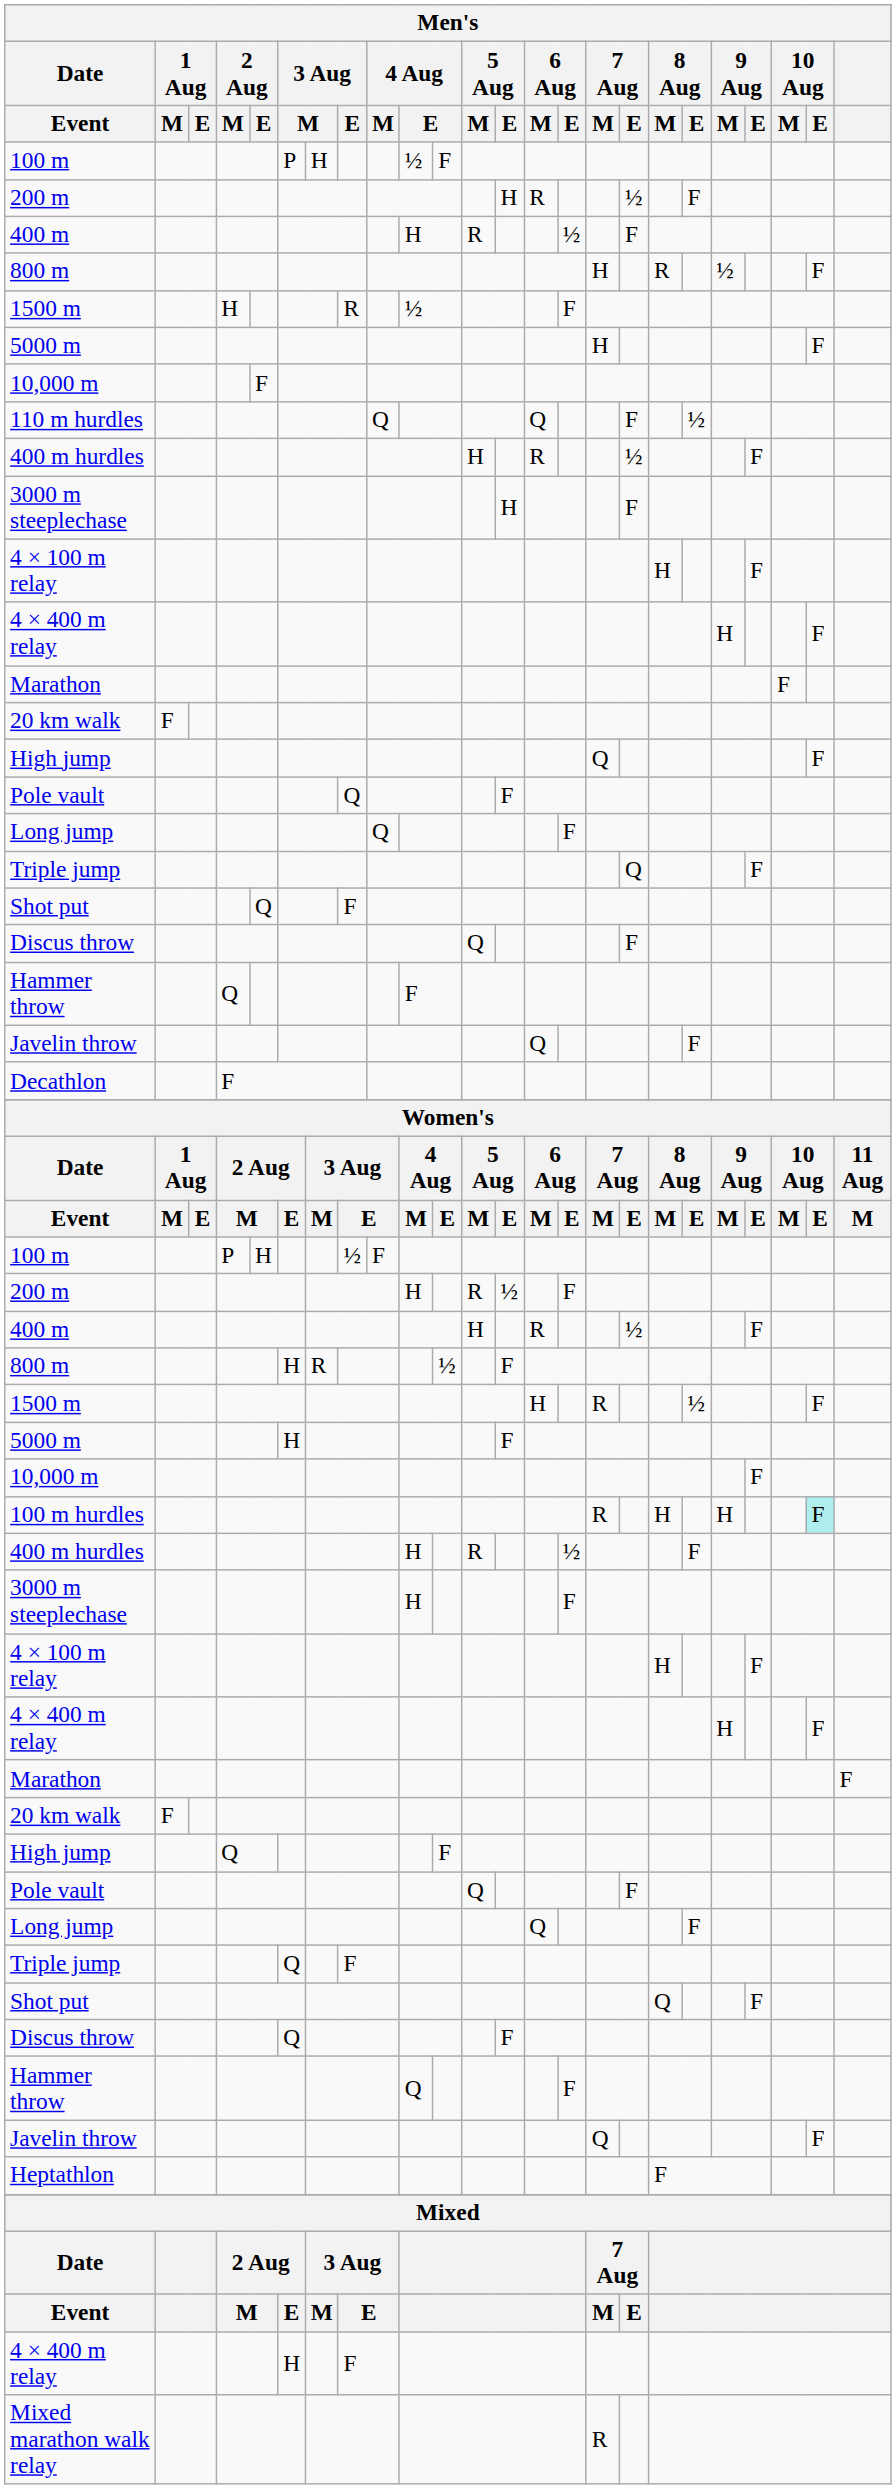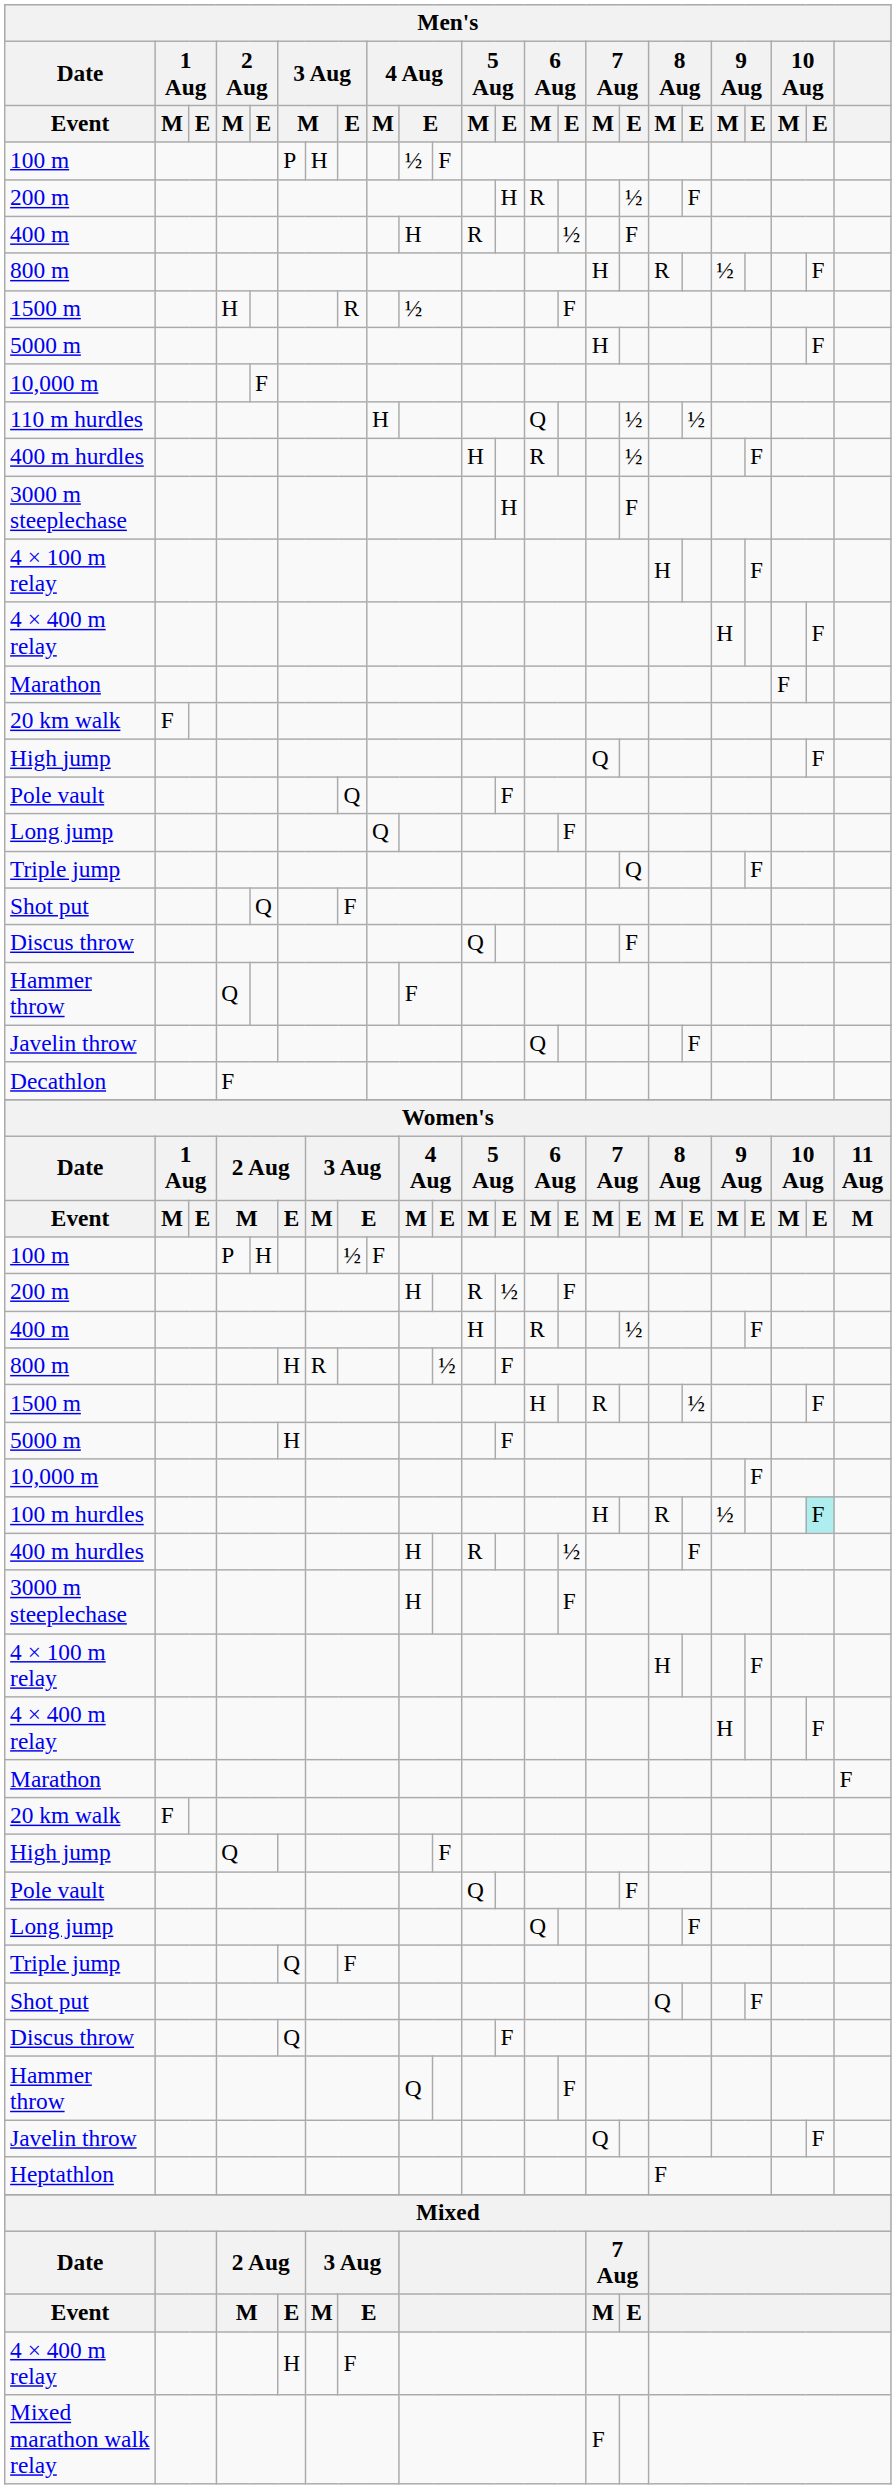(380, 419) Q -> (380, 419) H
(632, 419) F -> (634, 419) ½
(599, 1514) R -> (600, 1514) H
(662, 1514) H -> (662, 1514) R
(725, 1514) H -> (725, 1514) ½
(599, 2439) R -> (598, 2439) F
